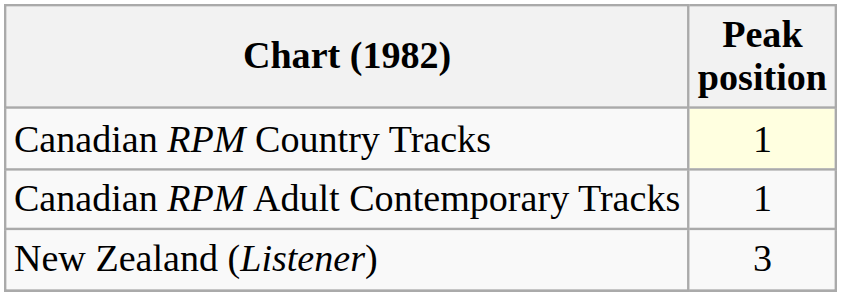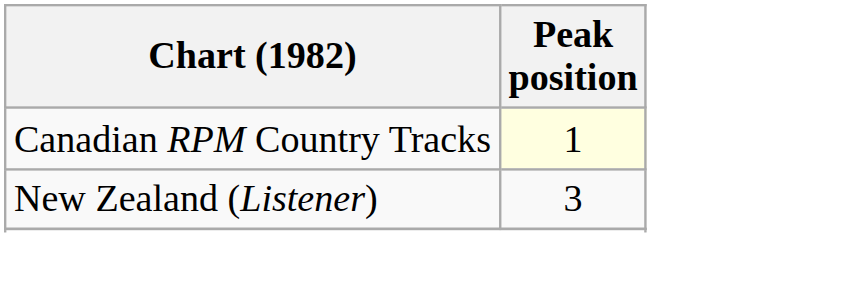- row: (347, 198)
